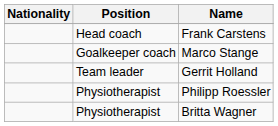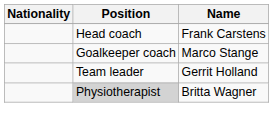- row: (226, 92)
(118, 111) no background -> (118, 92) lightgrey background
